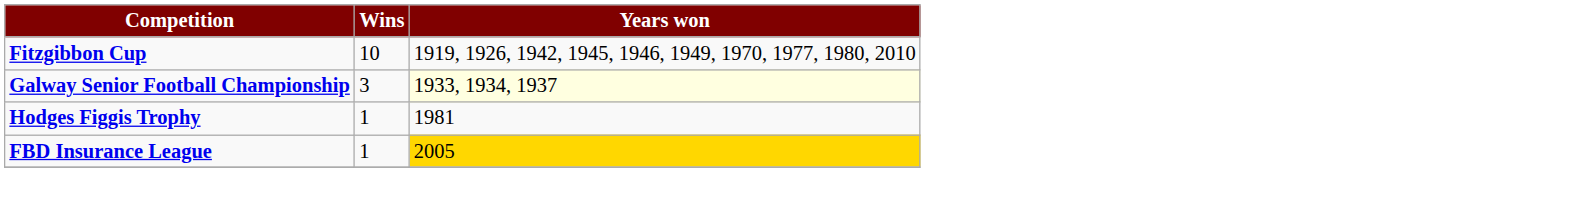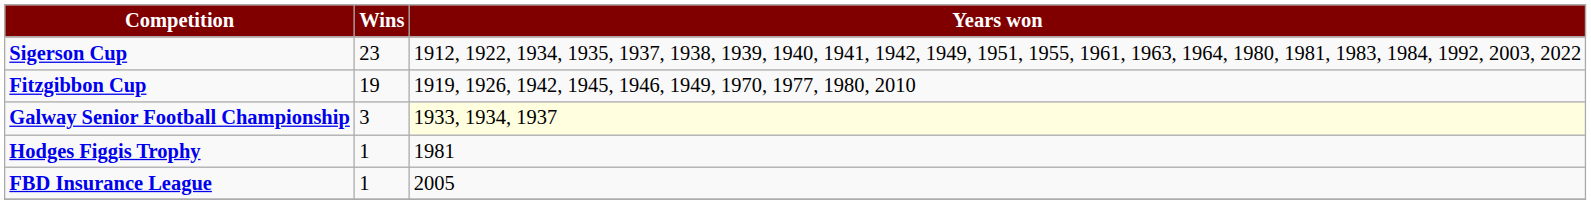+ row: (68, 53)
(369, 53) 10 -> (369, 85) 19
(434, 150) gold background -> (434, 183) no background
